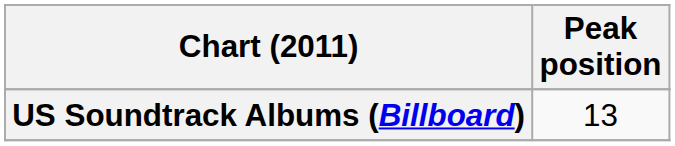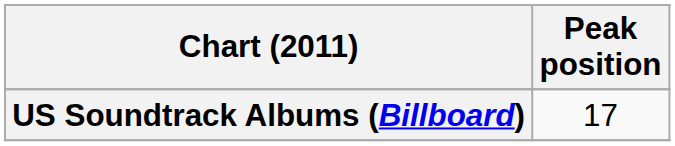(600, 114) 13 -> (600, 114) 17
